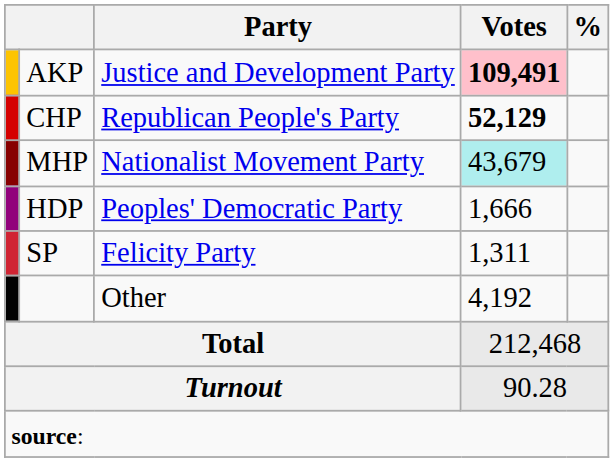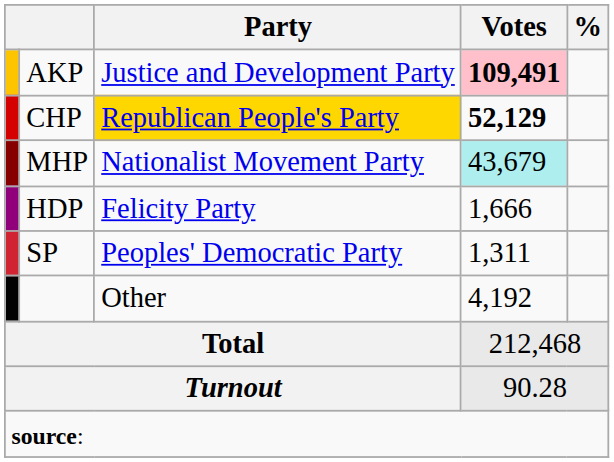(250, 117) no background -> (250, 117) gold background
(252, 207) Peoples' Democratic Party -> (178, 207) Felicity Party
(178, 252) Felicity Party -> (252, 252) Peoples' Democratic Party
